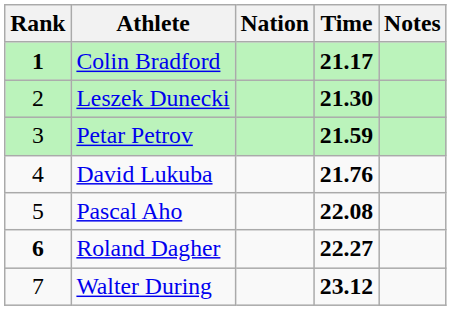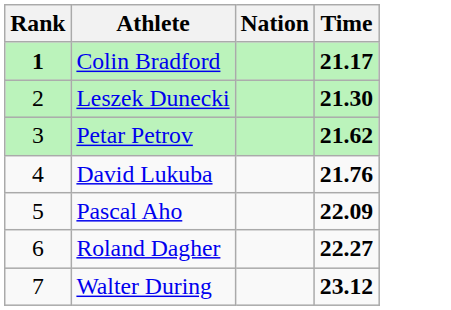- column: (412, 23)
(347, 135) 21.59 -> (347, 135) 21.62
(347, 211) 22.08 -> (347, 211) 22.09
(38, 248) bold -> (38, 248) normal
